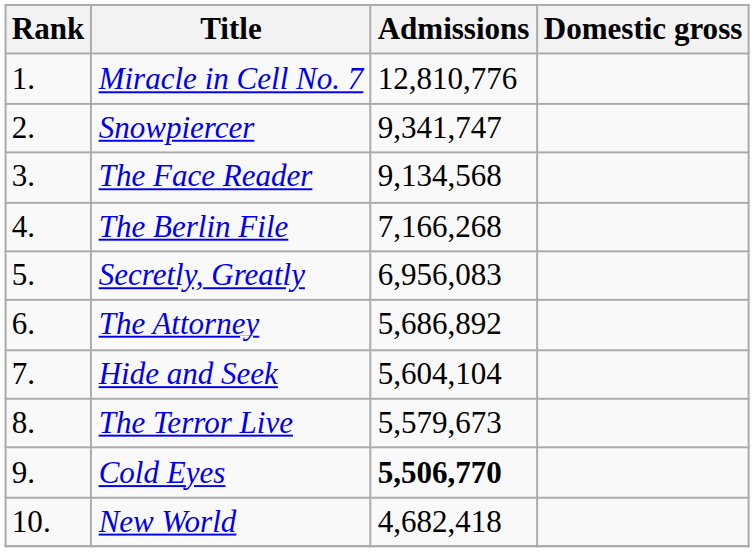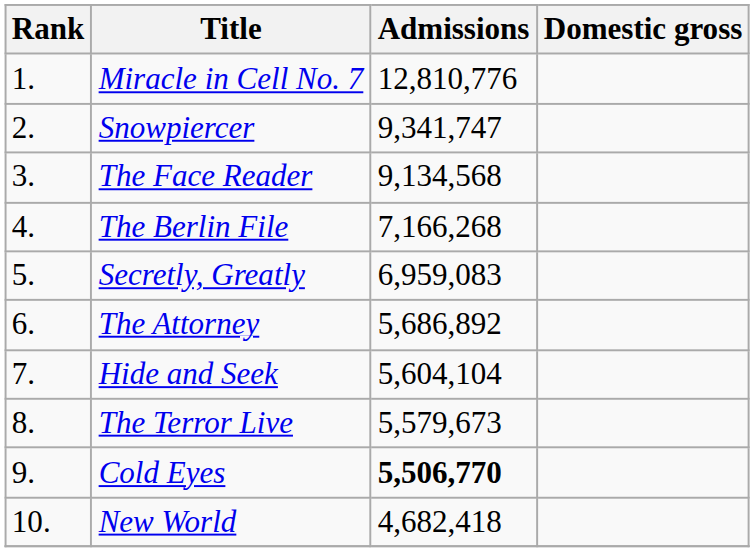(440, 275) 6,956,083 -> (440, 275) 6,959,083
